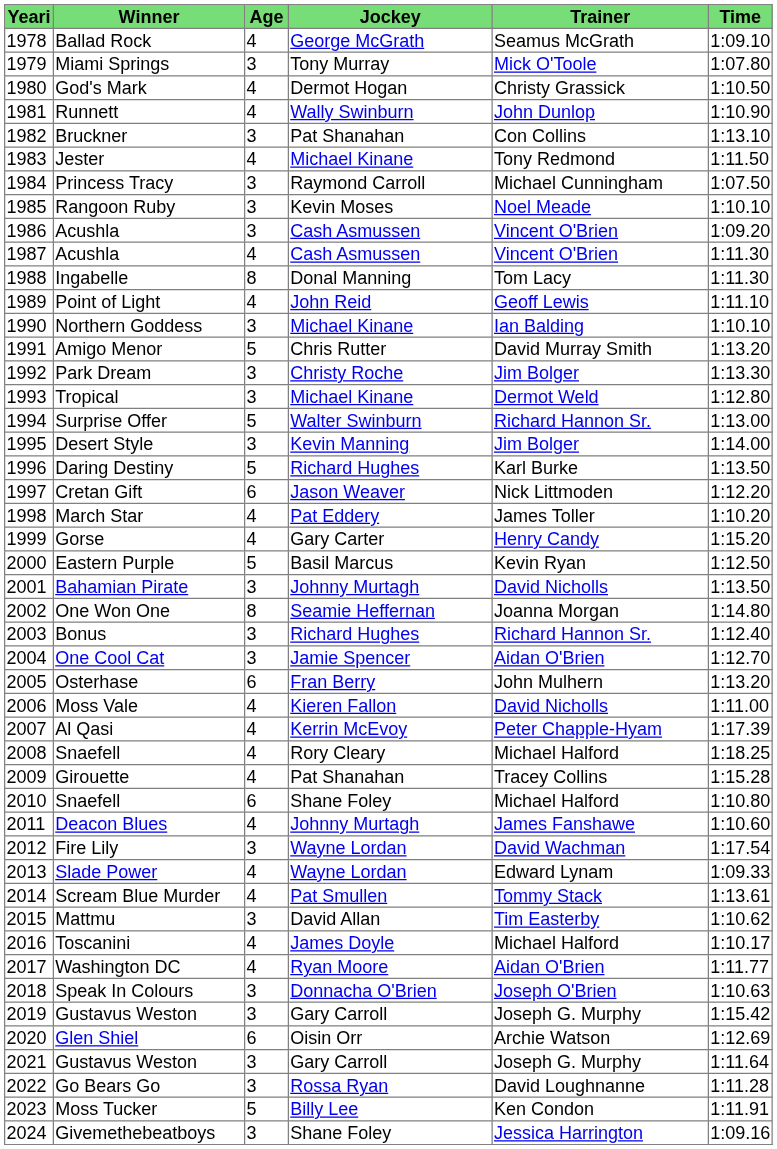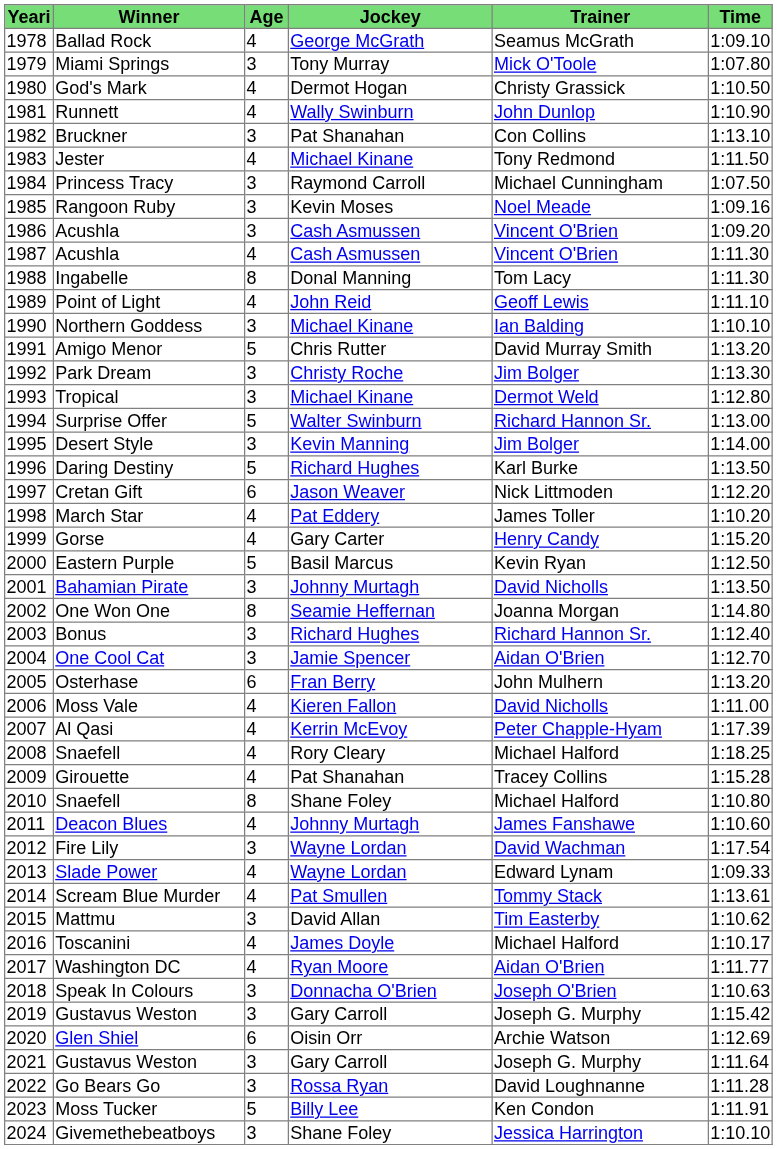(740, 206) 1:10.10 -> (740, 206) 1:09.16
(252, 800) 6 -> (252, 800) 8
(740, 1133) 1:09.16 -> (740, 1133) 1:10.10
